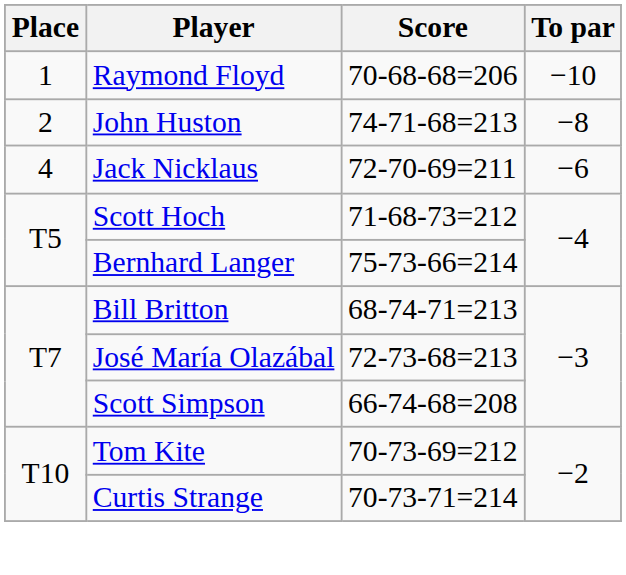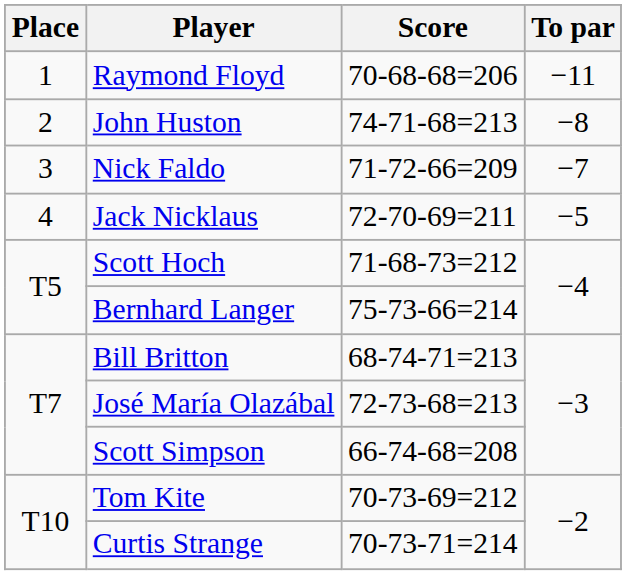(573, 74) −10 -> (573, 74) −11
+ row: (159, 168)
(573, 168) −6 -> (573, 215) −5
